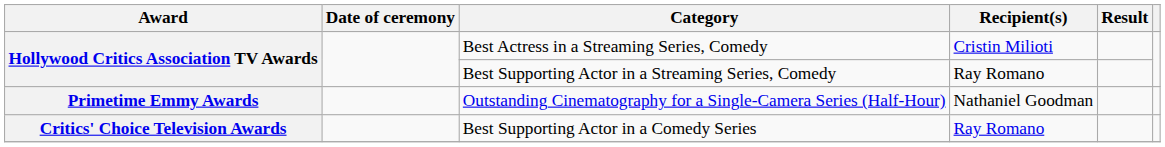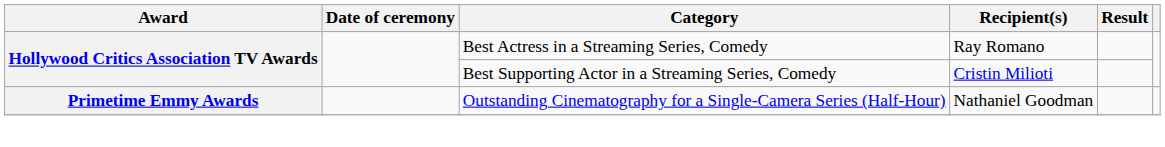(1003, 45) Cristin Milioti -> (999, 45) Ray Romano
(999, 73) Ray Romano -> (1003, 73) Cristin Milioti
- row: (610, 127)
